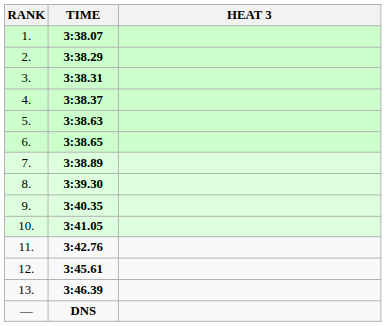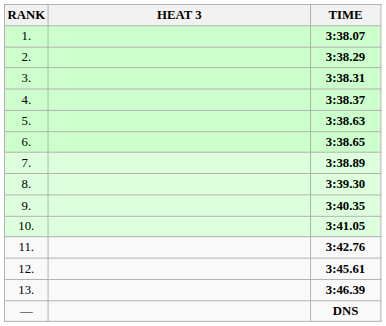columns swapped: (249, 15) <-> (83, 15)
